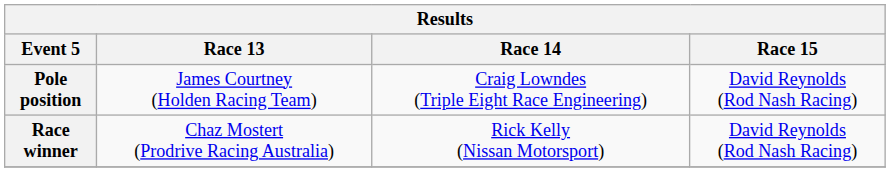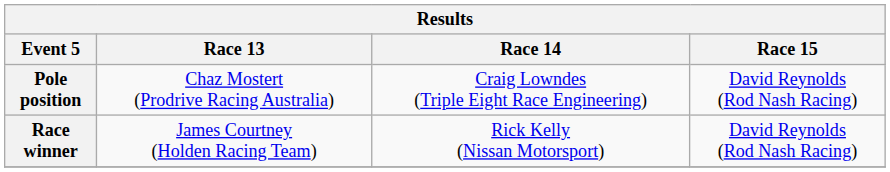(234, 89) James Courtney (Holden Racing Team) -> (234, 89) Chaz Mostert (Prodrive Racing Australia)
(234, 140) Chaz Mostert (Prodrive Racing Australia) -> (234, 140) James Courtney (Holden Racing Team)
